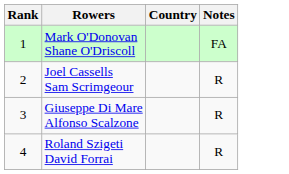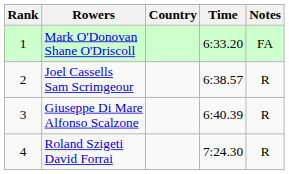+ column: (223, 15)
